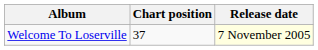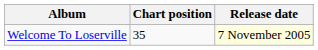(139, 34) 37 -> (139, 34) 35
